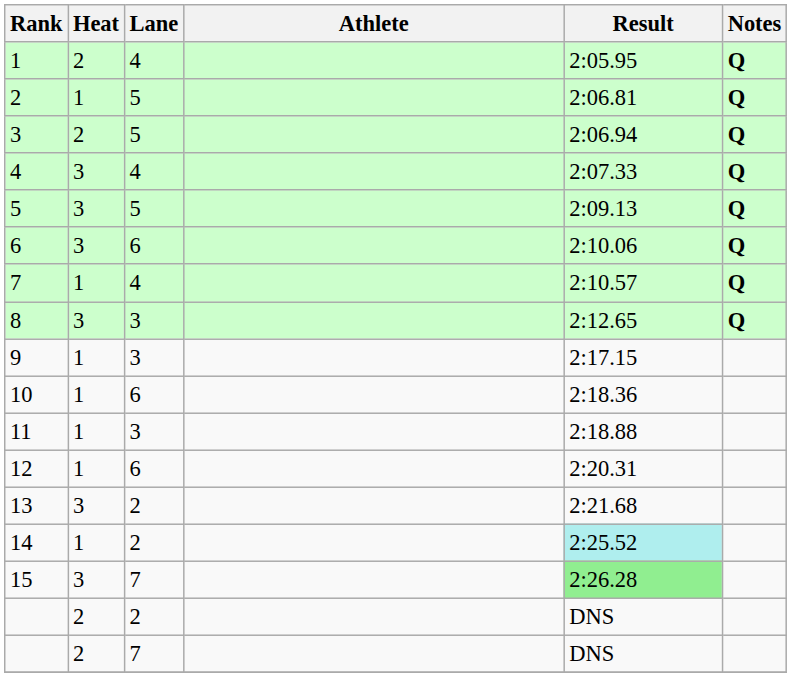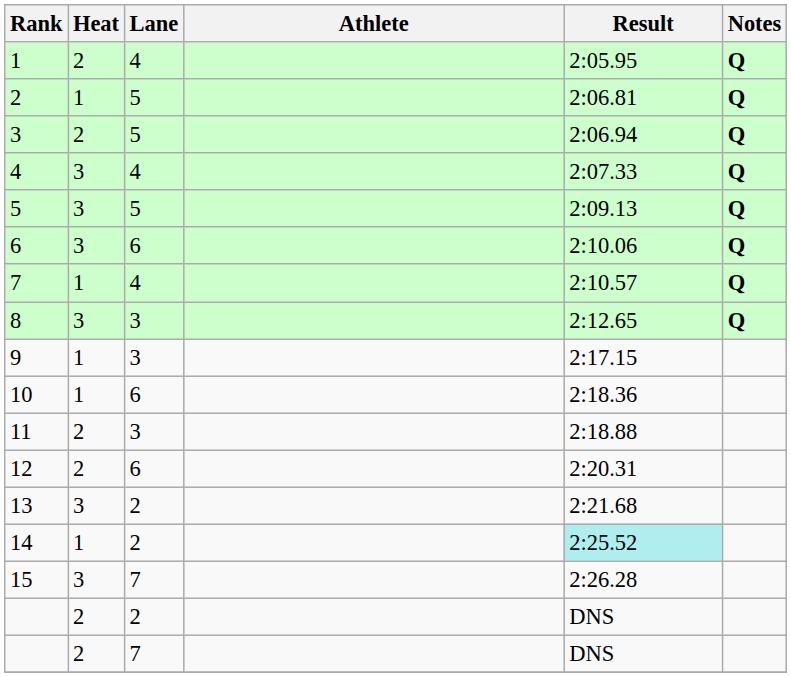(79, 431) 1 -> (79, 431) 2
(79, 468) 1 -> (79, 468) 2
(603, 579) lightgreen background -> (603, 579) no background
